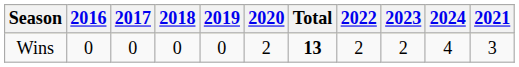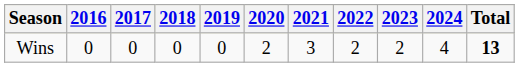columns swapped: (492, 18) <-> (313, 18)
